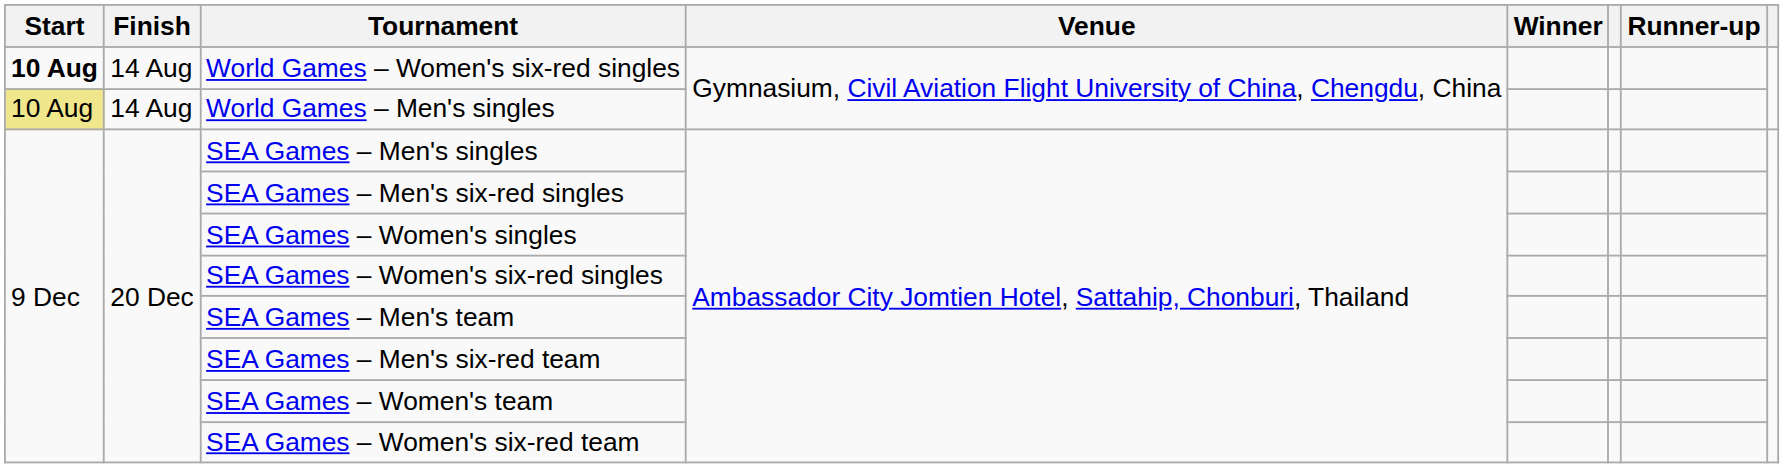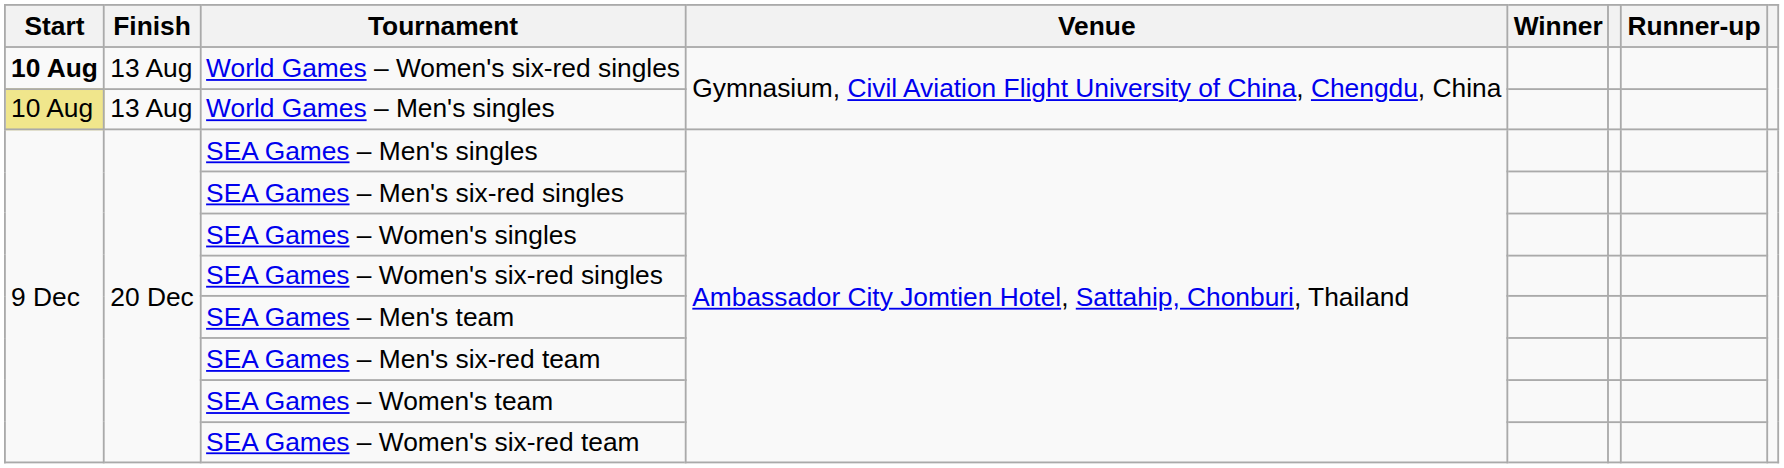(151, 68) 14 Aug -> (151, 68) 13 Aug
(151, 109) 14 Aug -> (151, 109) 13 Aug
